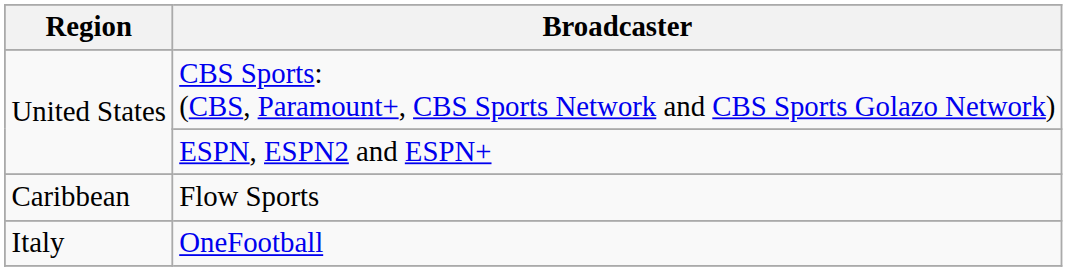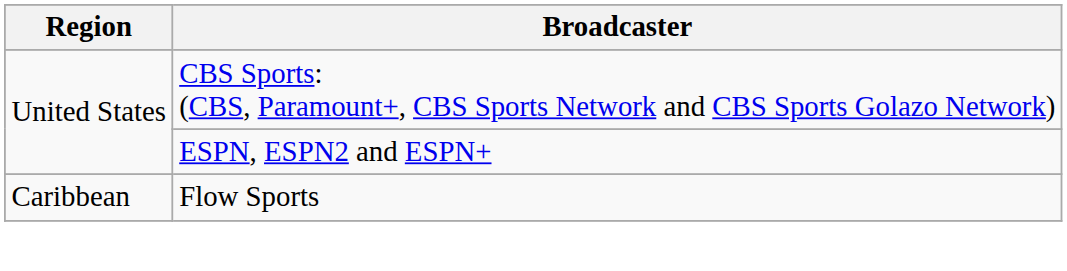- row: (251, 242)
